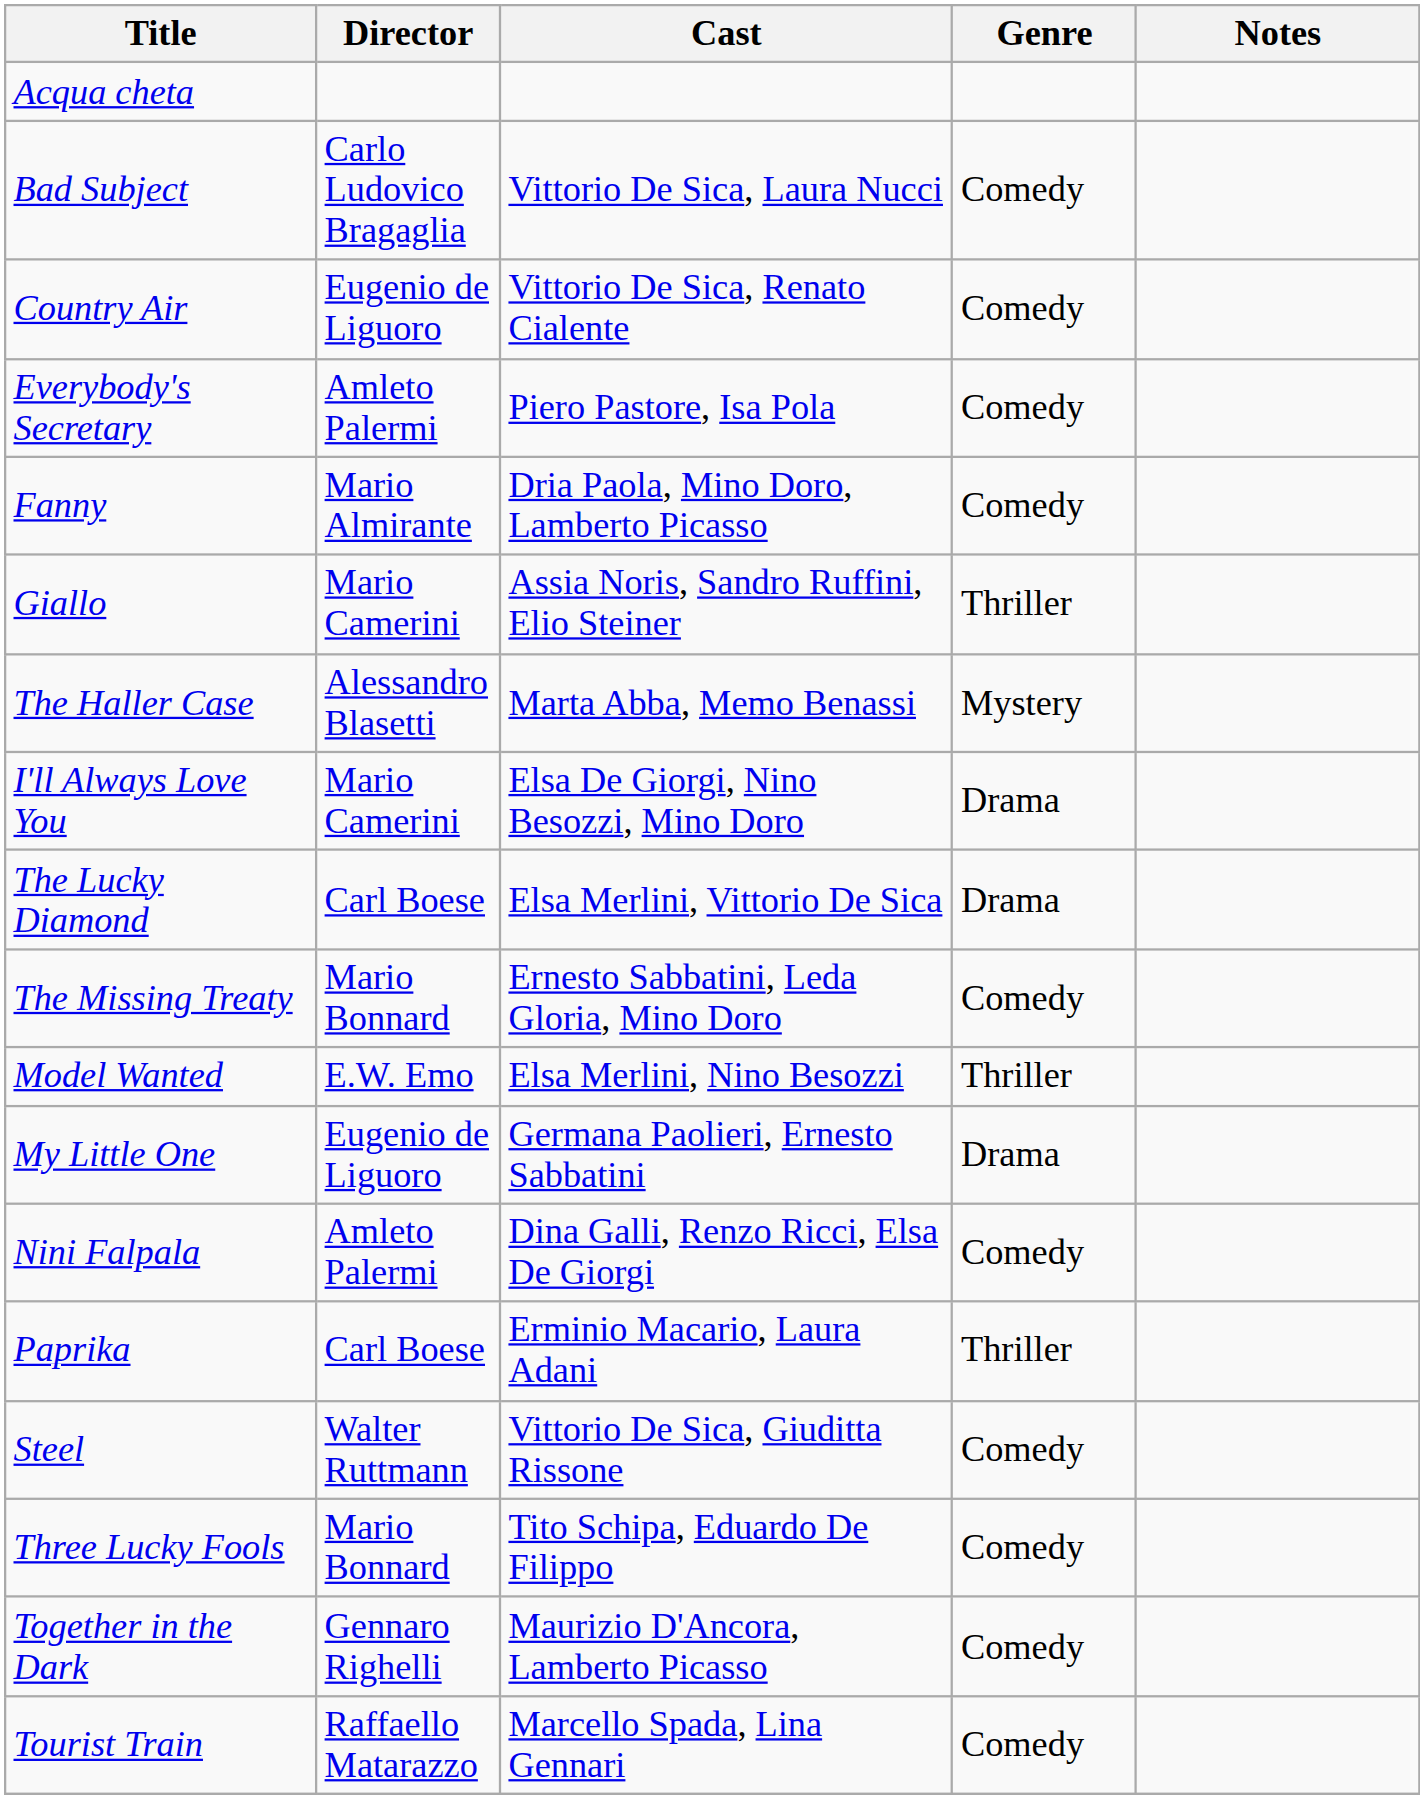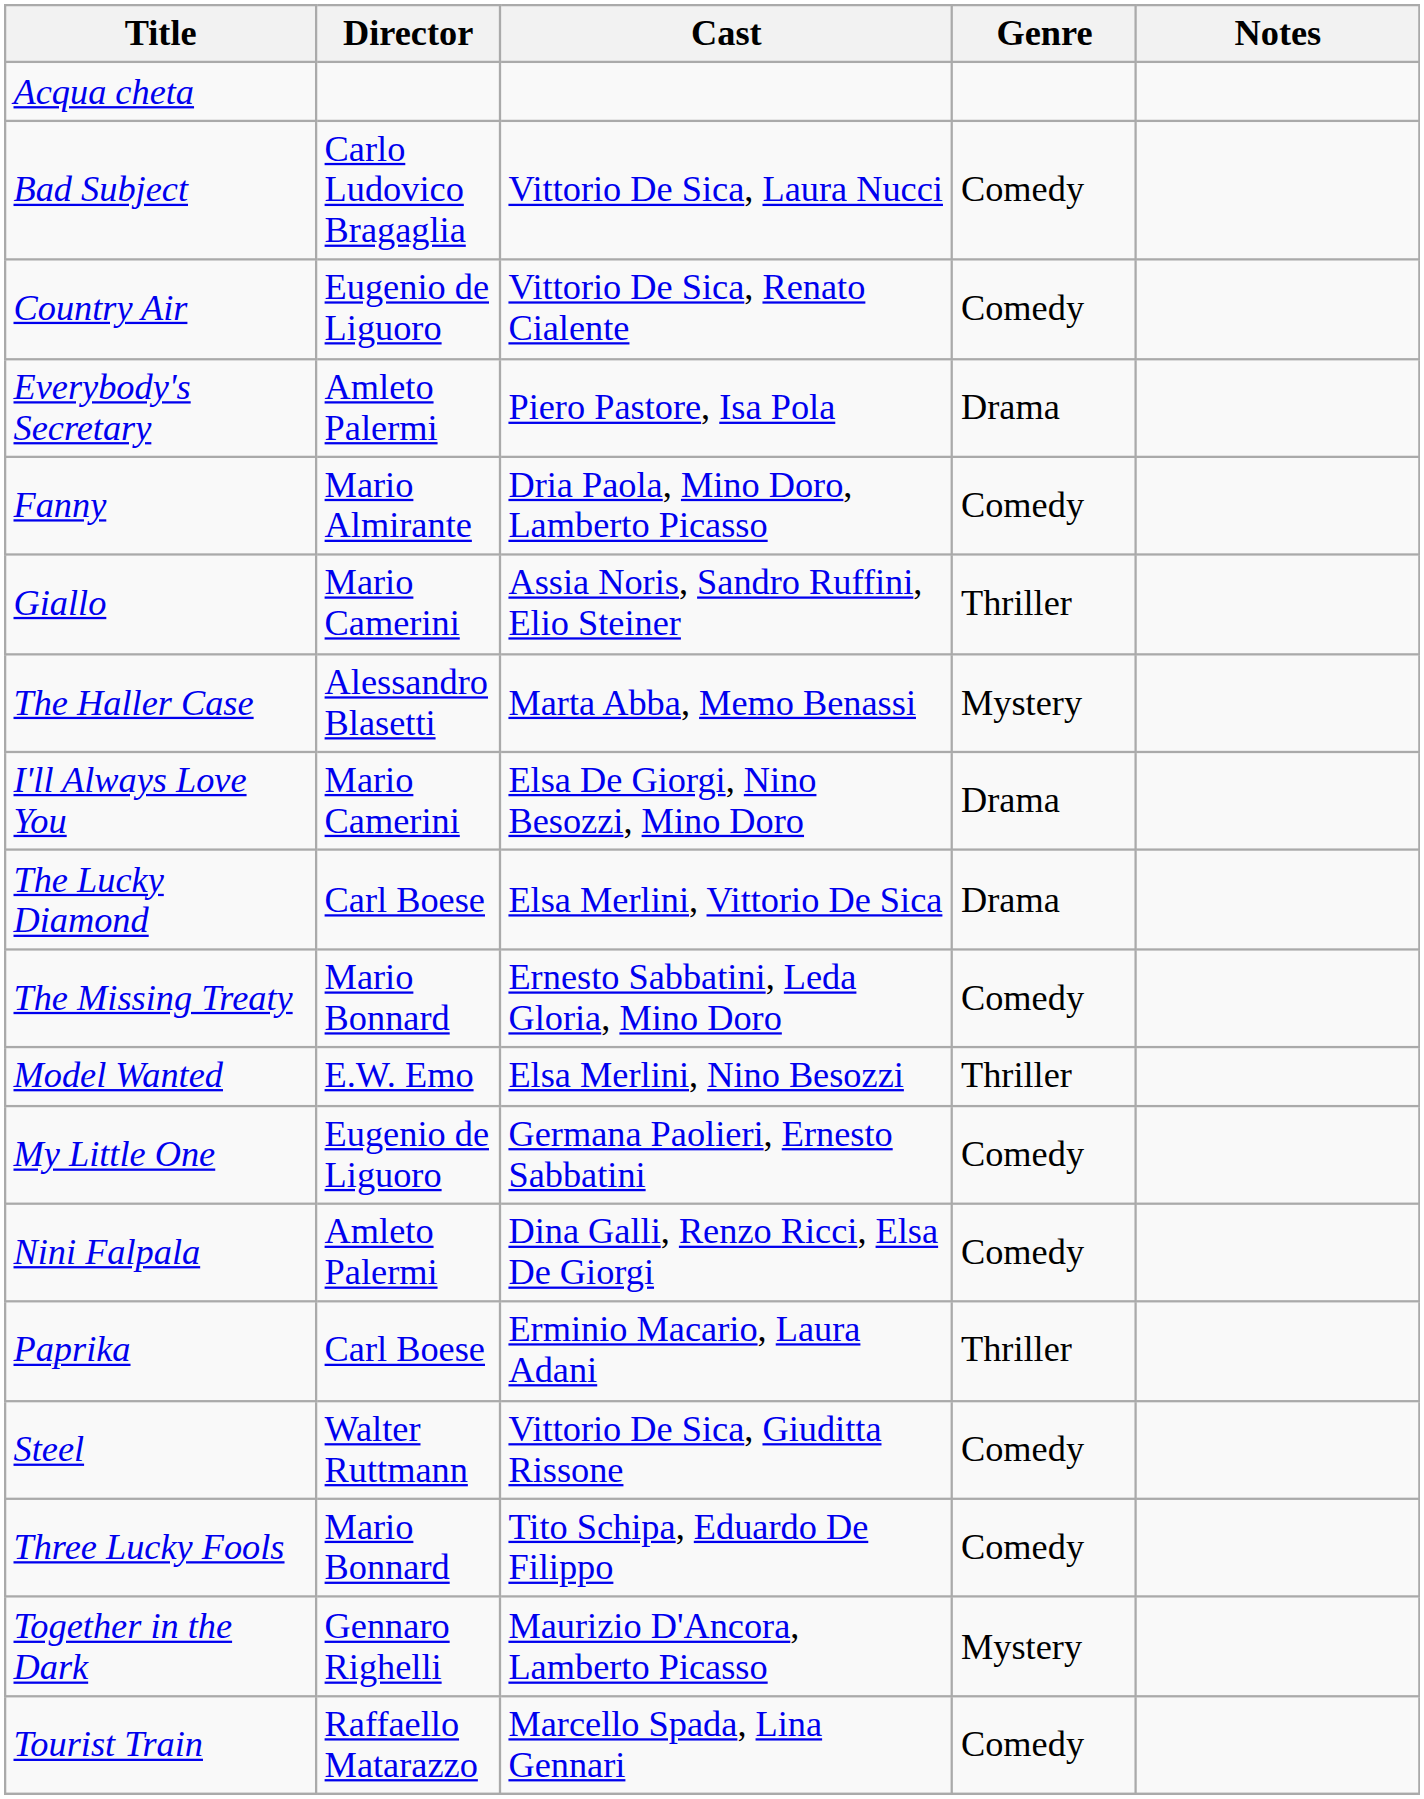(1023, 406) Comedy -> (1010, 406) Drama
(1010, 1153) Drama -> (1023, 1153) Comedy
(1023, 1645) Comedy -> (1022, 1645) Mystery
